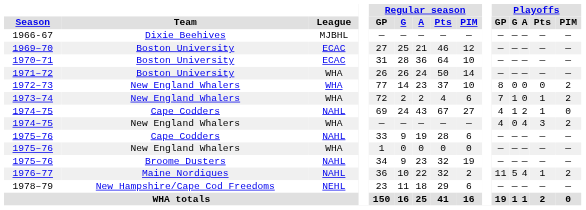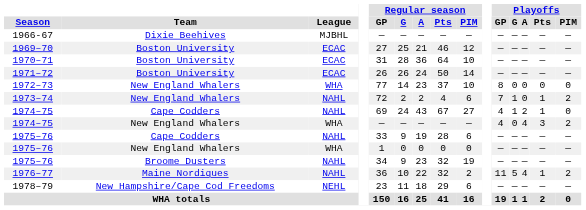(334, 73) WHA -> (334, 73) ECAC
(568, 86) 2 -> (568, 86) 0
(334, 98) WHA -> (334, 98) NAHL
